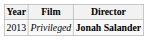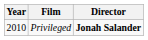(16, 27) 2013 -> (16, 27) 2010
